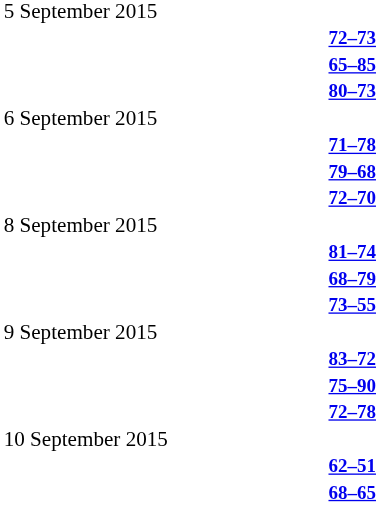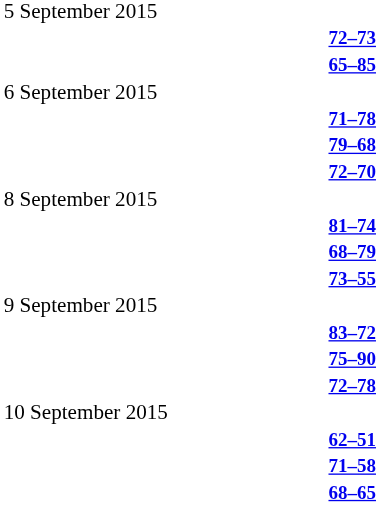- row: (147, 91)
+ row: (147, 466)
